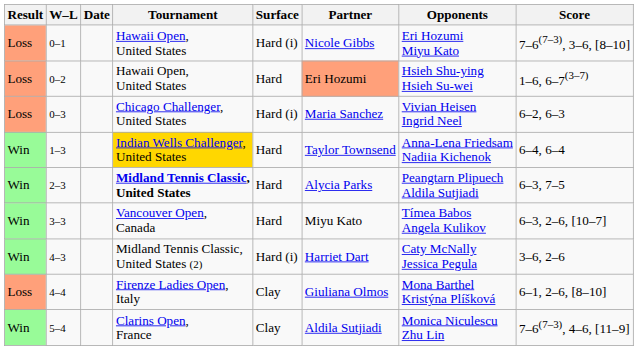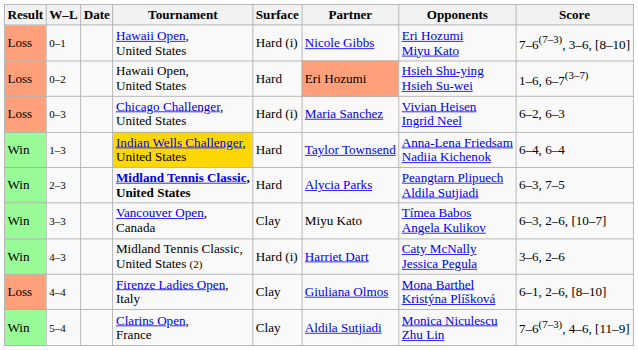(269, 220) Hard -> (268, 220) Clay
